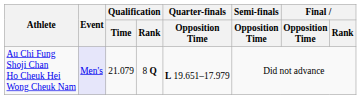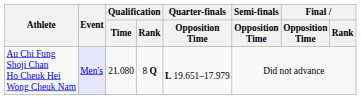(121, 71) 21.079 -> (121, 71) 21.080
